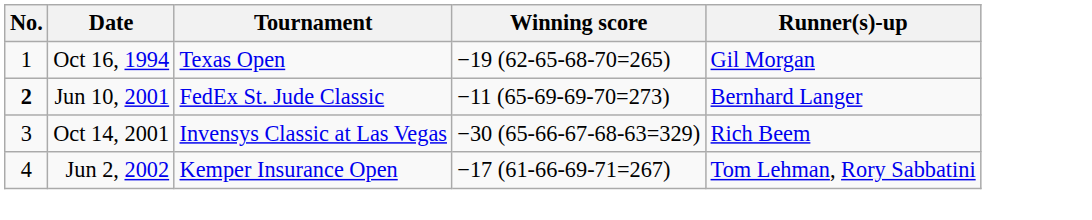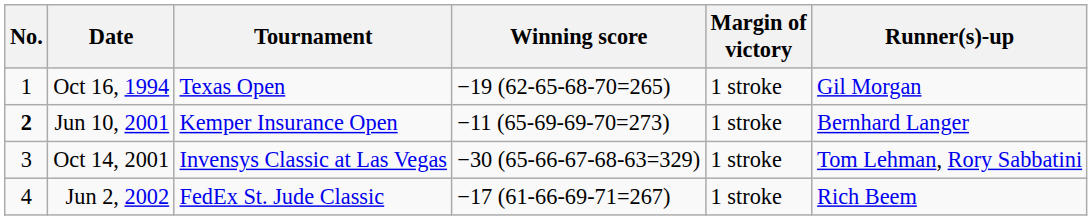+ column: (759, 36)
(282, 96) FedEx St. Jude Classic -> (289, 123) Kemper Insurance Open
(760, 133) Rich Beem -> (950, 160) Tom Lehman, Rory Sabbatini
(289, 170) Kemper Insurance Open -> (282, 196) FedEx St. Jude Classic
(843, 170) Tom Lehman, Rory Sabbatini -> (867, 196) Rich Beem
